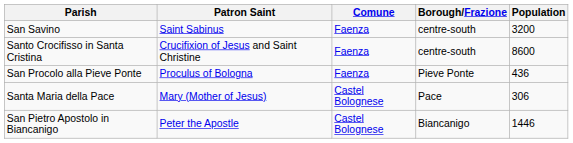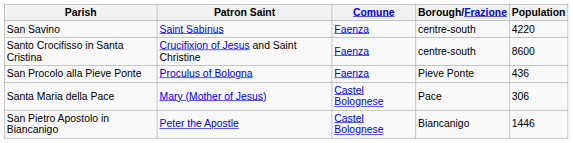(523, 29) 3200 -> (523, 29) 4220
